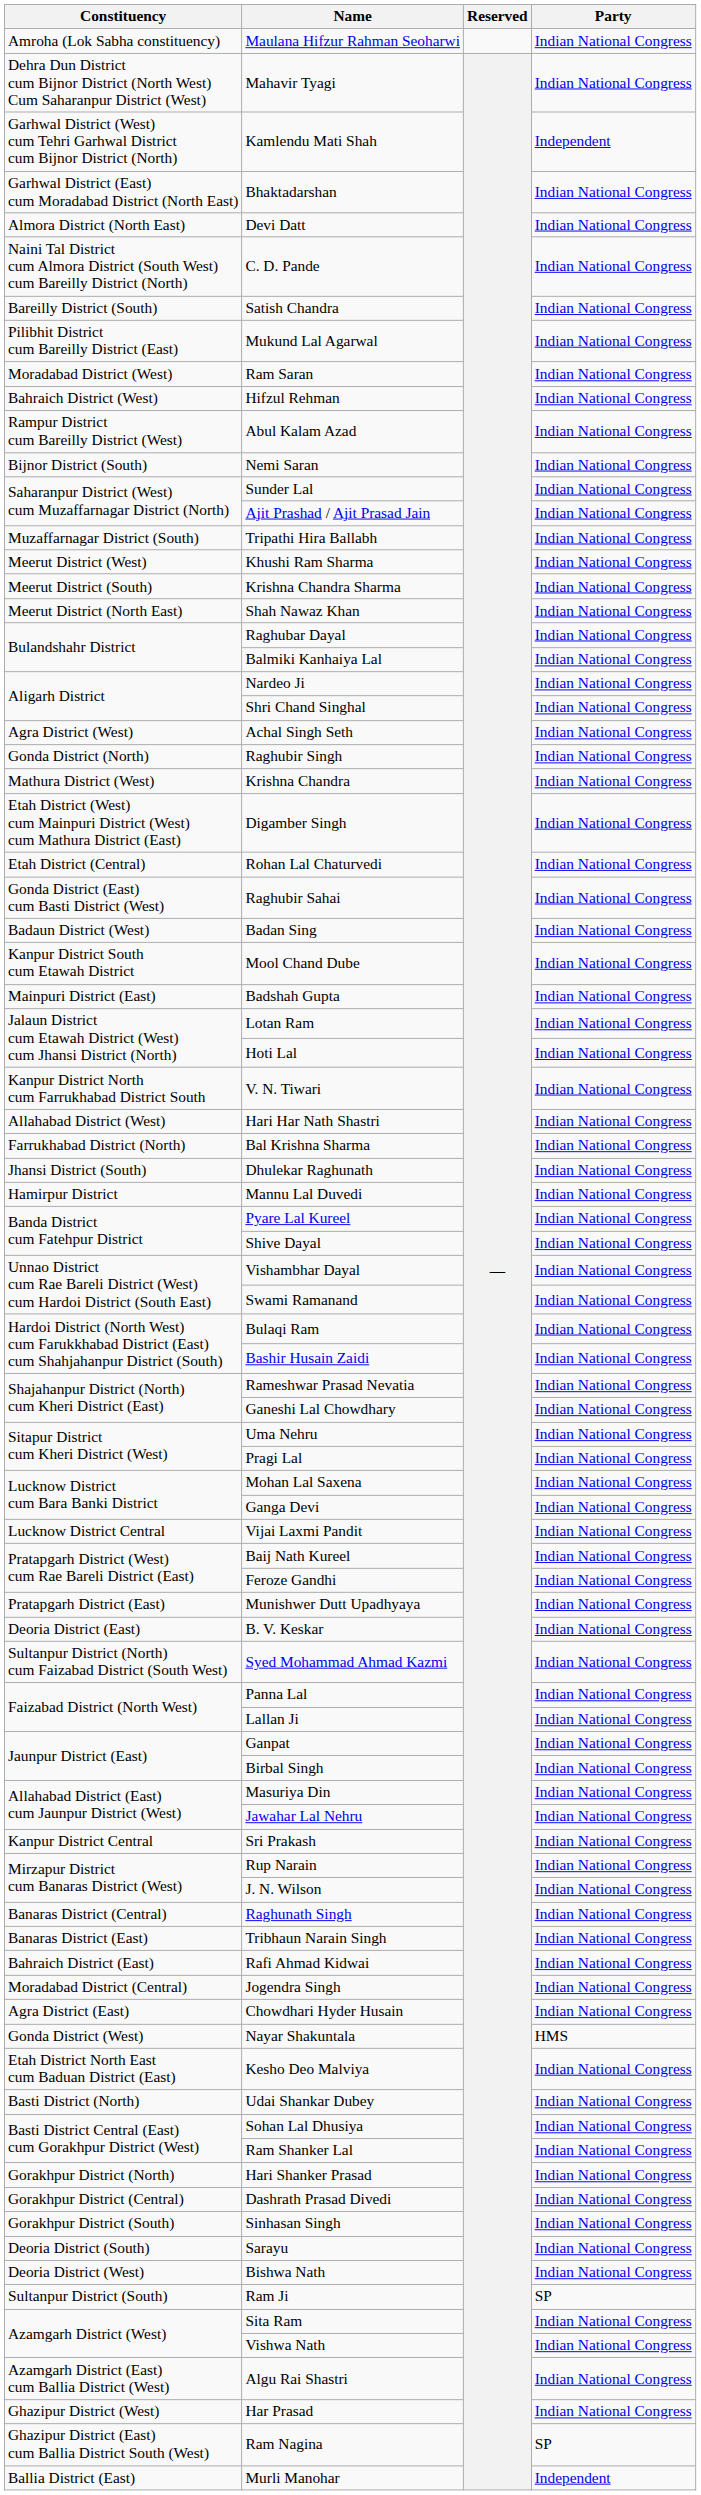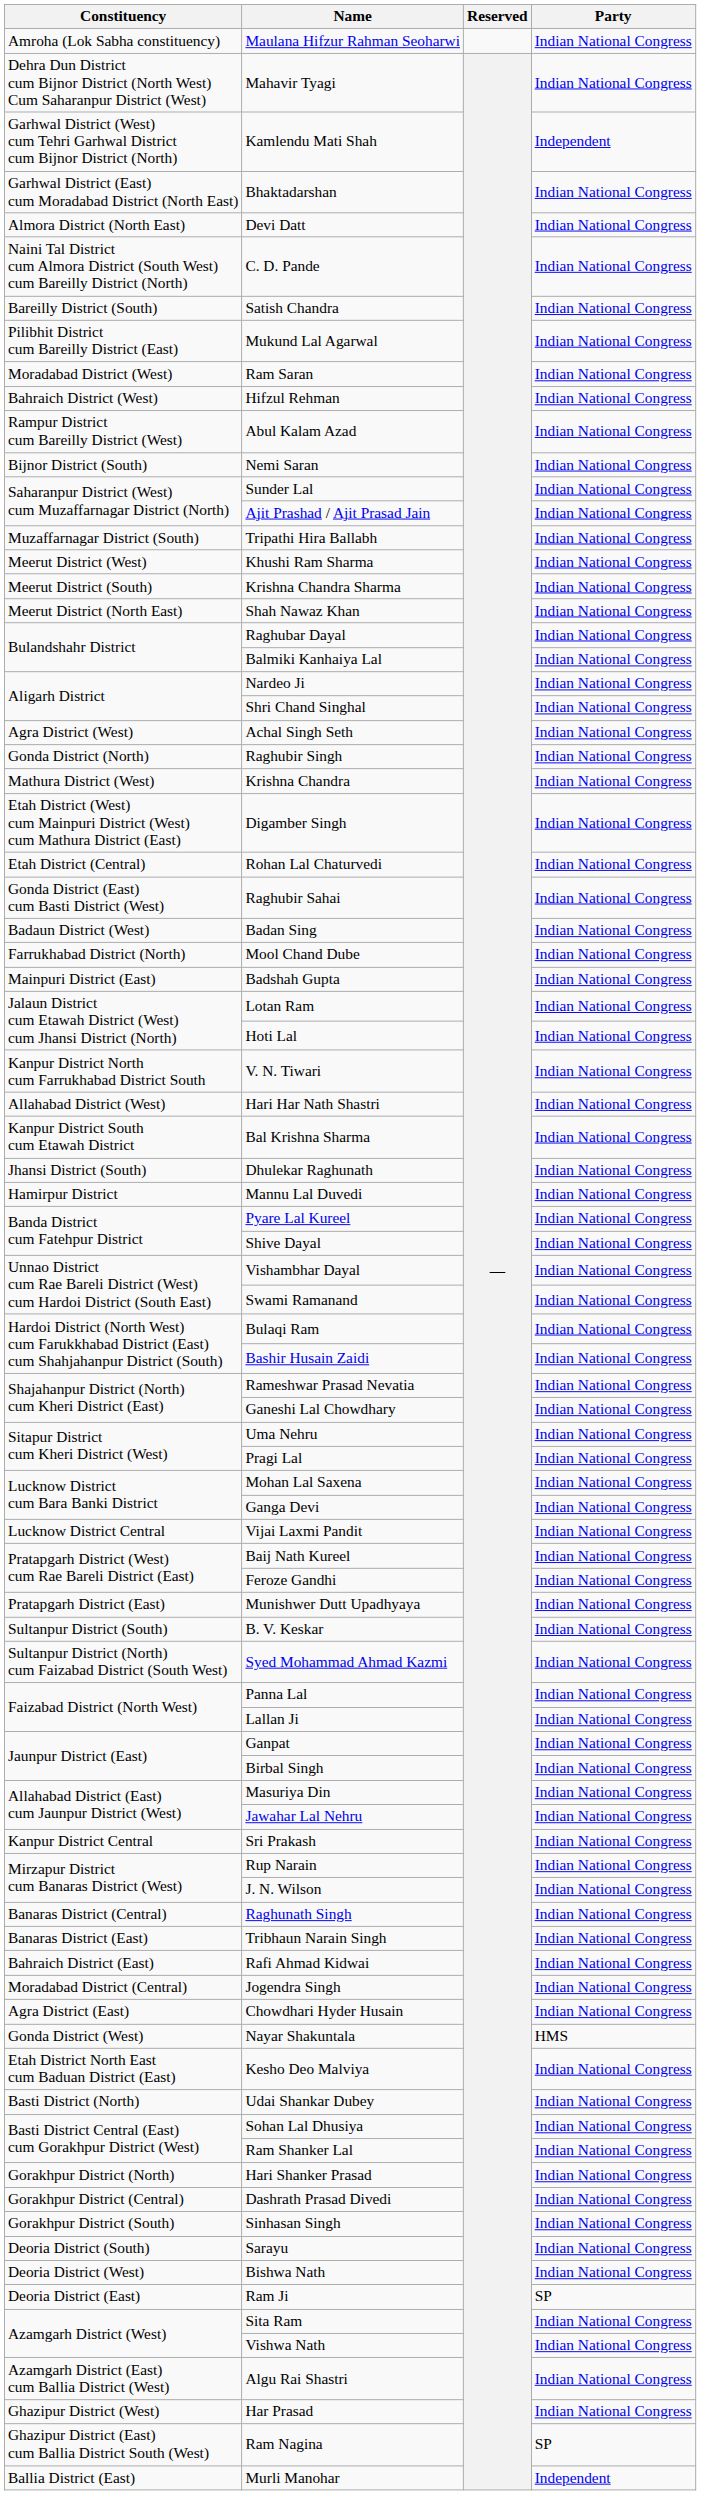(76, 963) Kanpur District South cum Etawah District -> (97, 954) Farrukhabad District (North)
(97, 1145) Farrukhabad District (North) -> (76, 1137) Kanpur District South cum Etawah District
(74, 1628) Deoria District (East) -> (88, 1628) Sultanpur District (South)
(88, 2296) Sultanpur District (South) -> (74, 2296) Deoria District (East)
